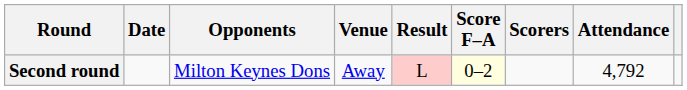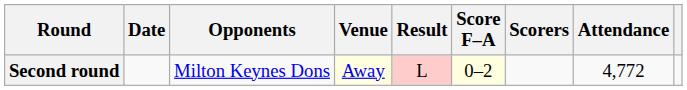(363, 70) no background -> (363, 70) lightyellow background
(623, 70) 4,792 -> (623, 70) 4,772
